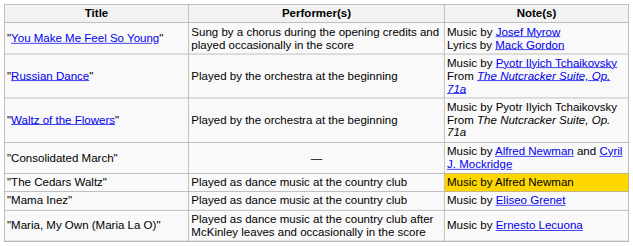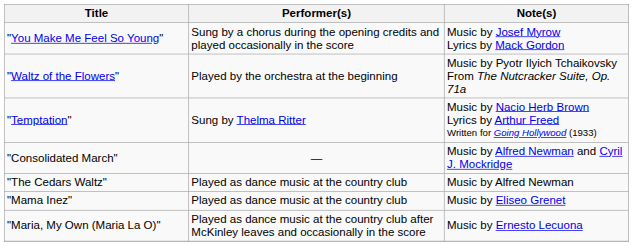- row: (50, 76)
+ row: (39, 120)
(510, 182) gold background -> (510, 182) no background
